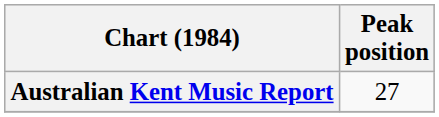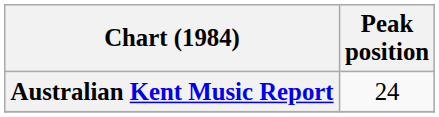(387, 91) 27 -> (387, 91) 24
